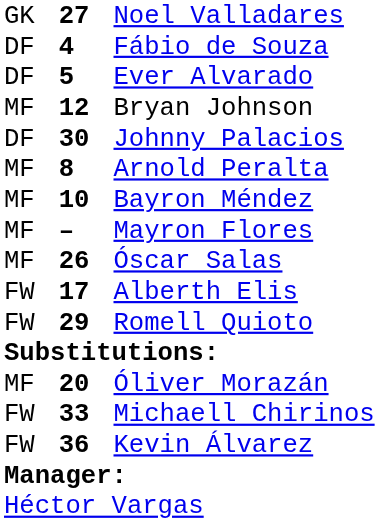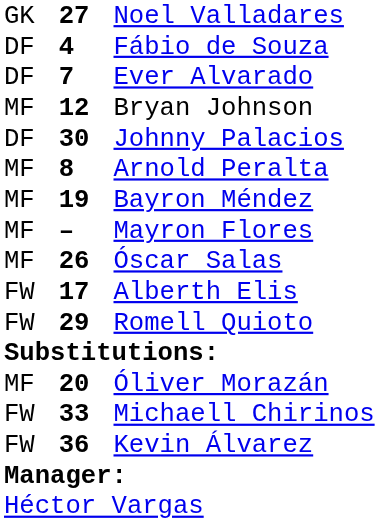(66, 78) 5 -> (66, 78) 7
(74, 200) 10 -> (74, 200) 19
